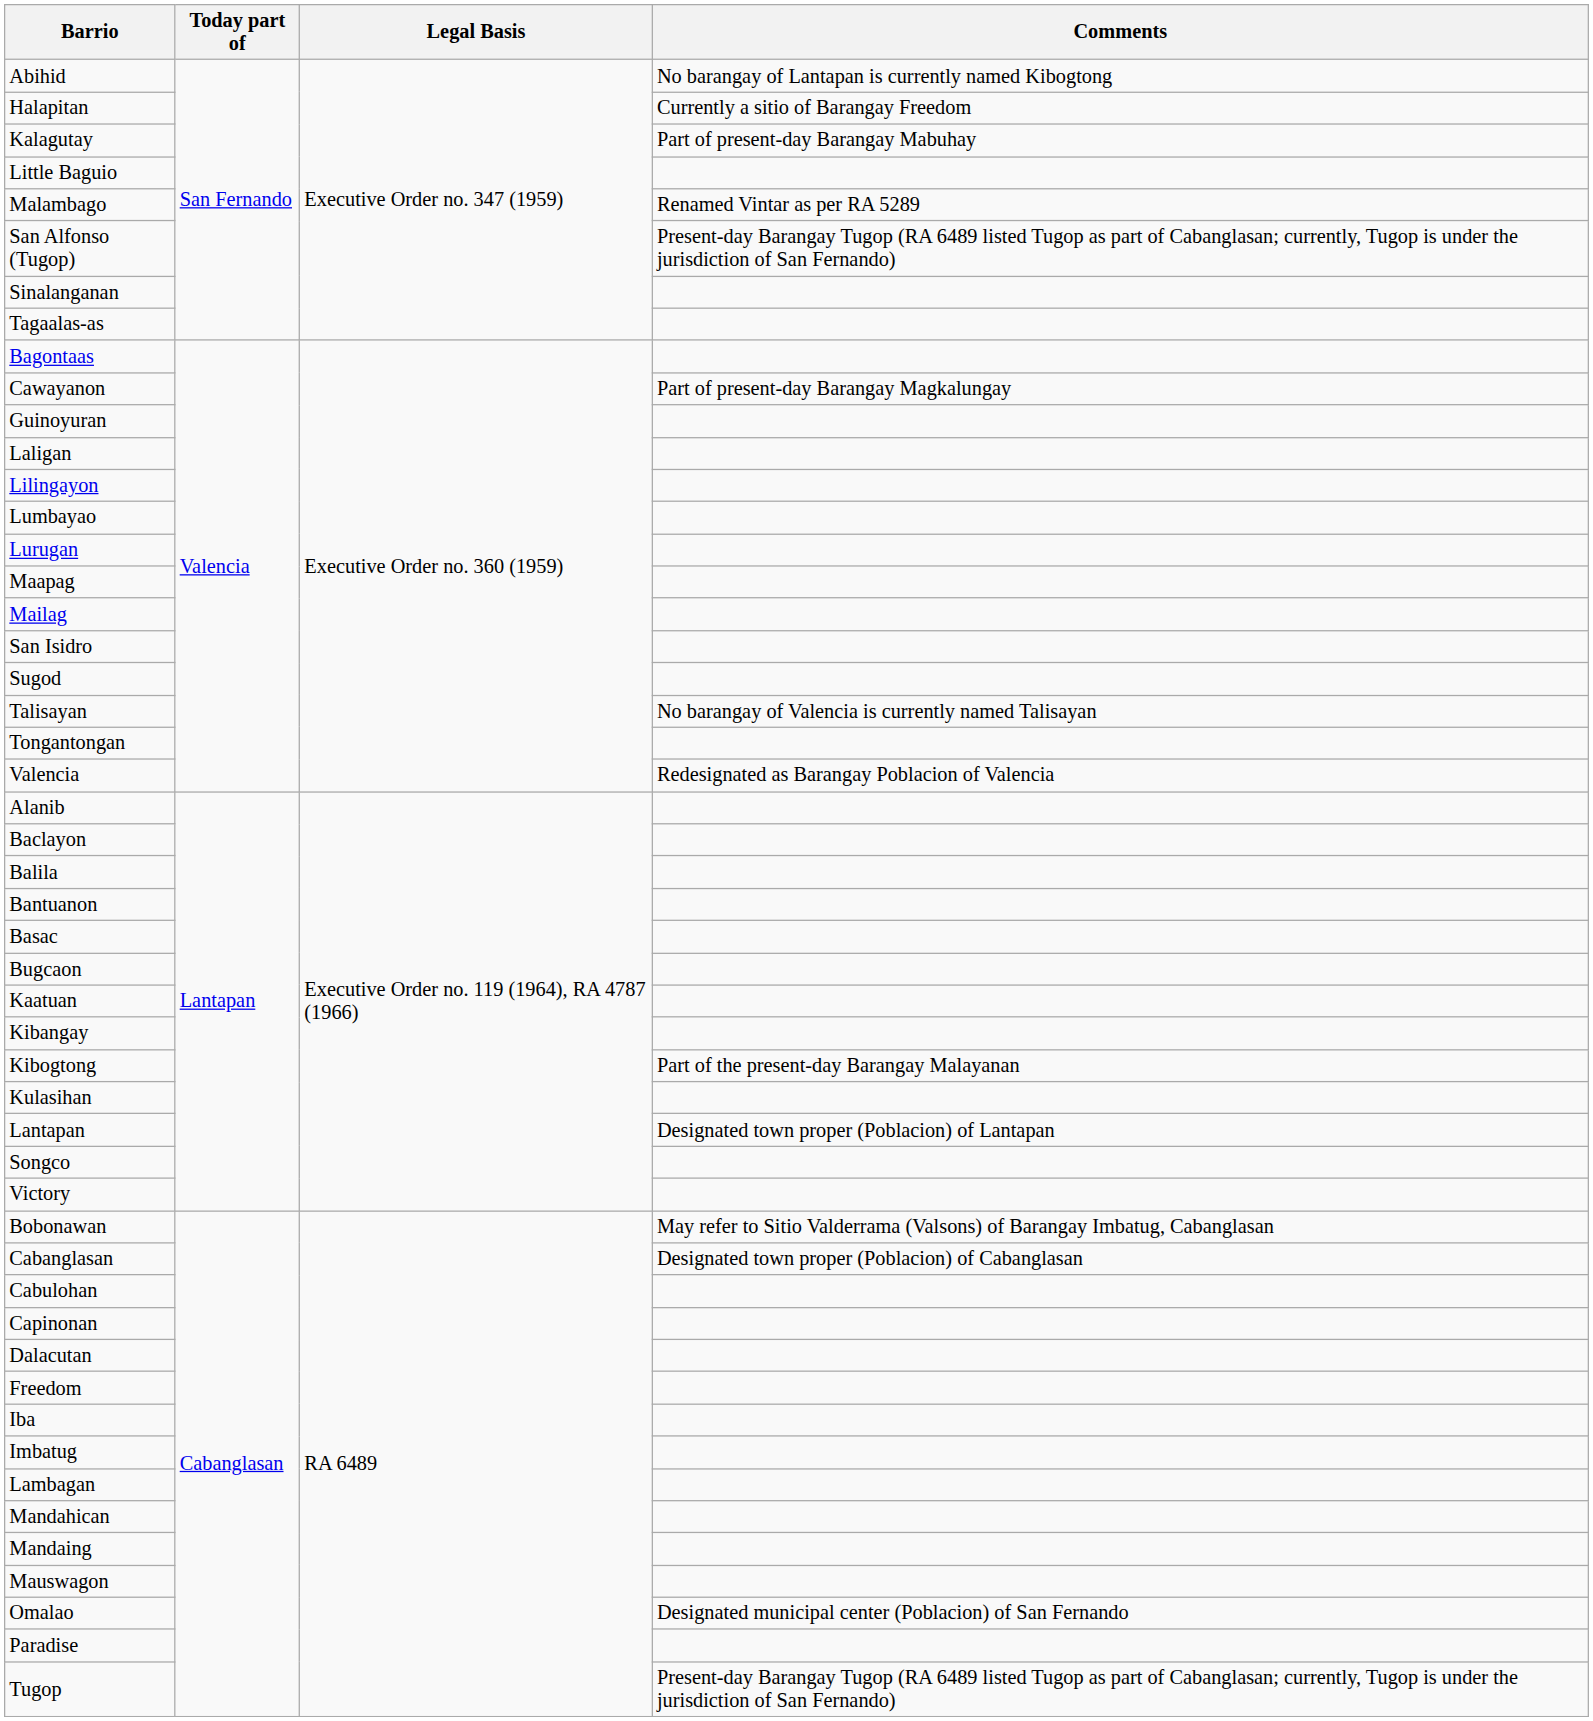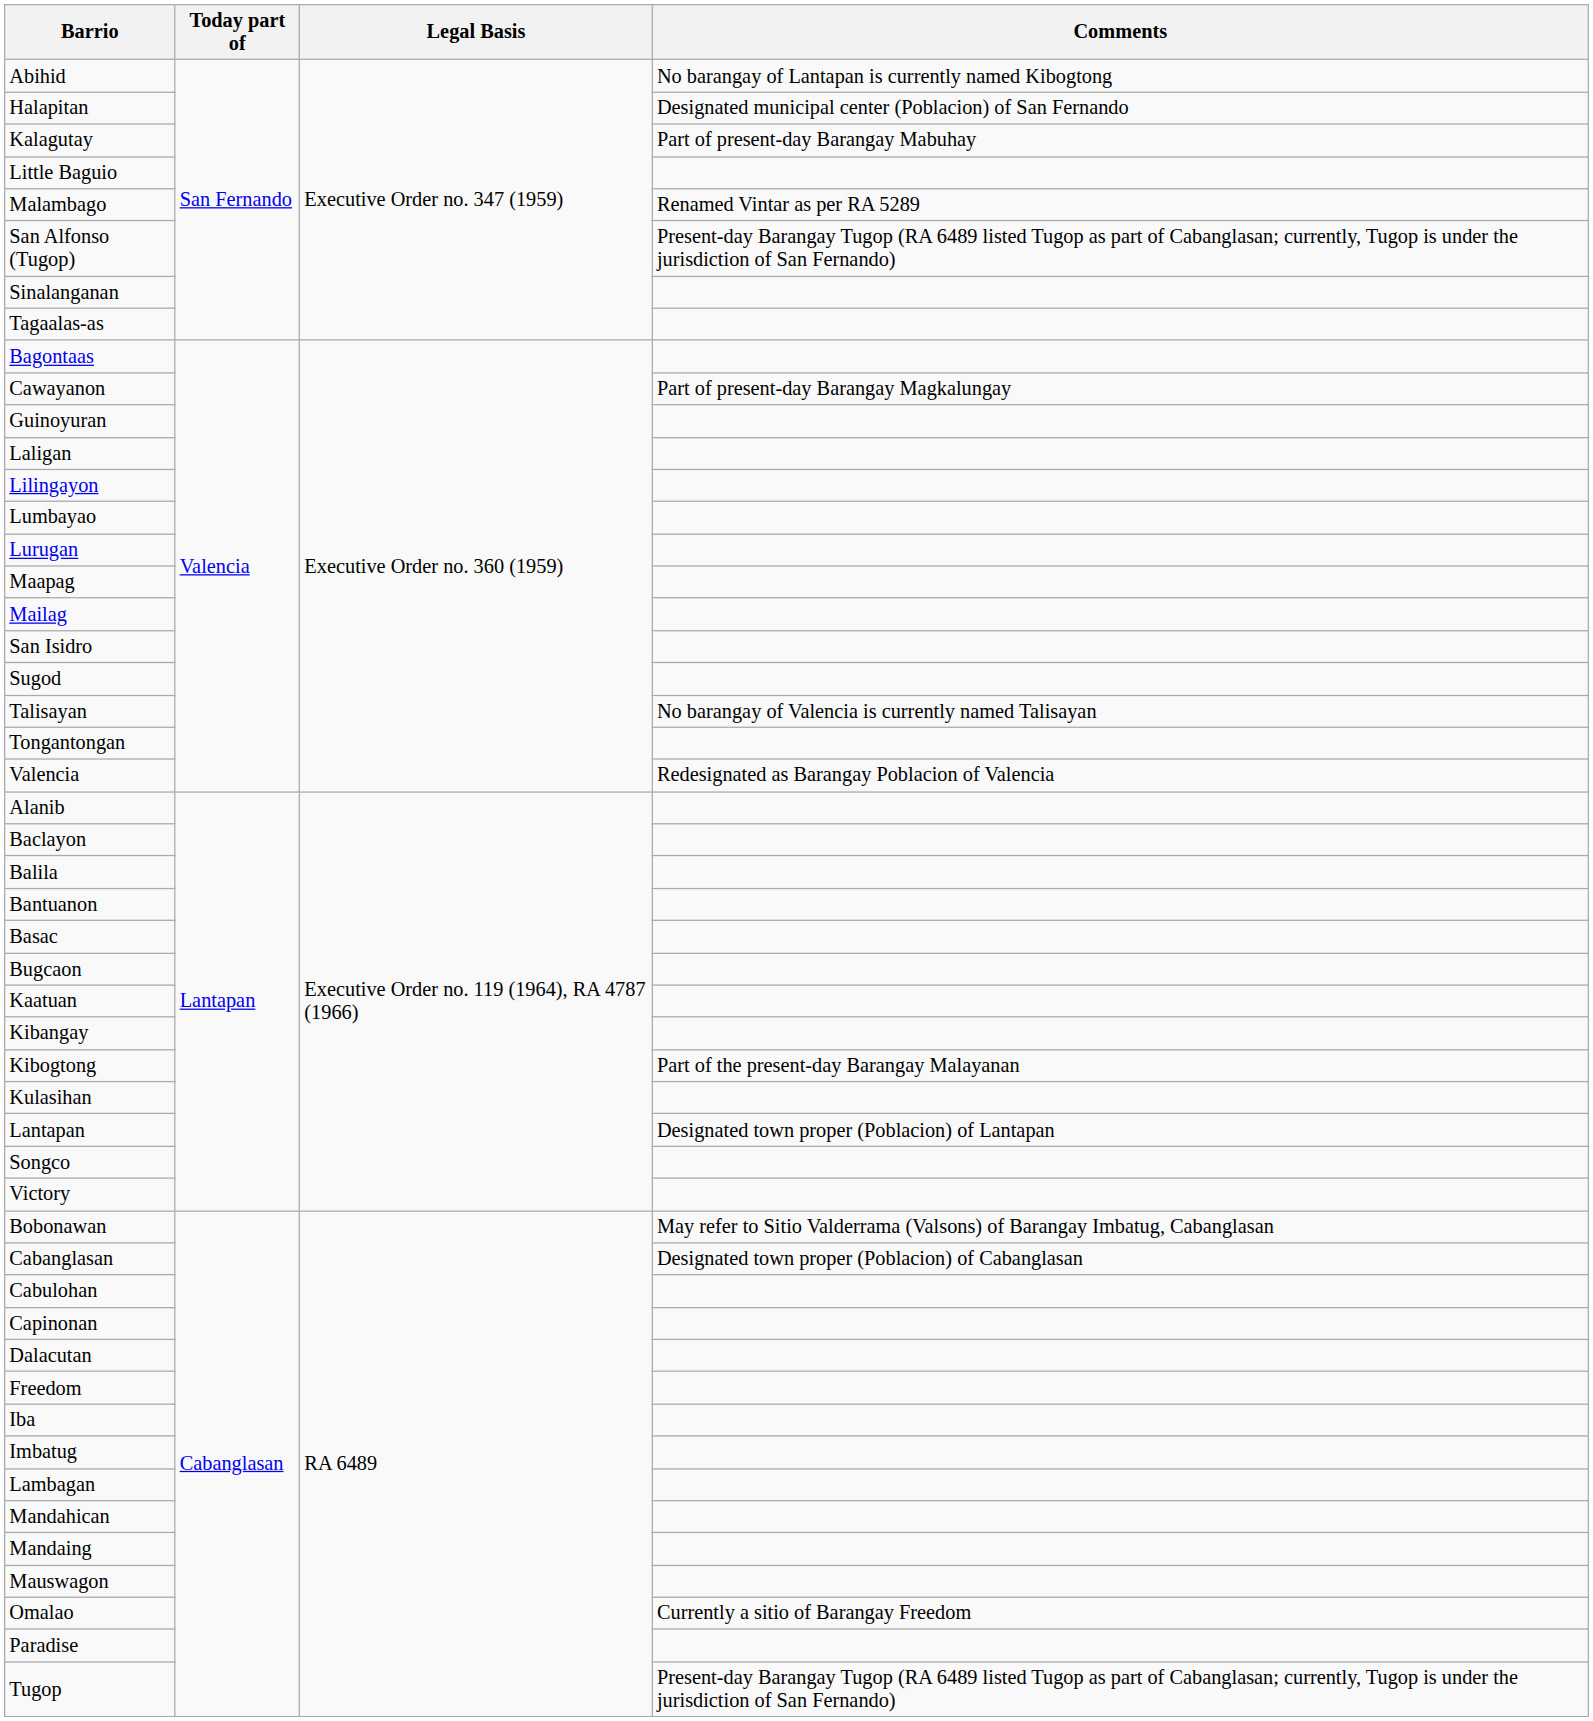(814, 107) Currently a sitio of Barangay Freedom -> (893, 107) Designated municipal center (Poblacion) of San Fernando
(893, 1613) Designated municipal center (Poblacion) of San Fernando -> (814, 1613) Currently a sitio of Barangay Freedom
